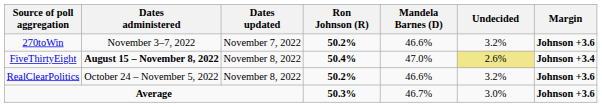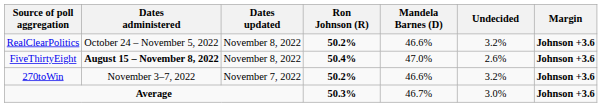rows swapped: (43, 76) <-> (43, 42)
(496, 59) khaki background -> (496, 59) no background
(566, 59) Johnson +3.4 -> (566, 59) Johnson +3.6
